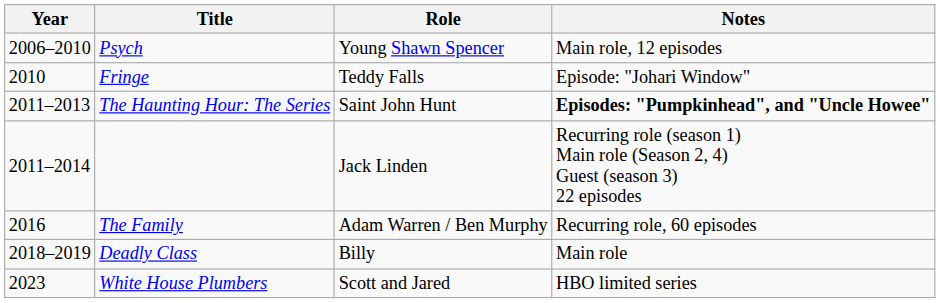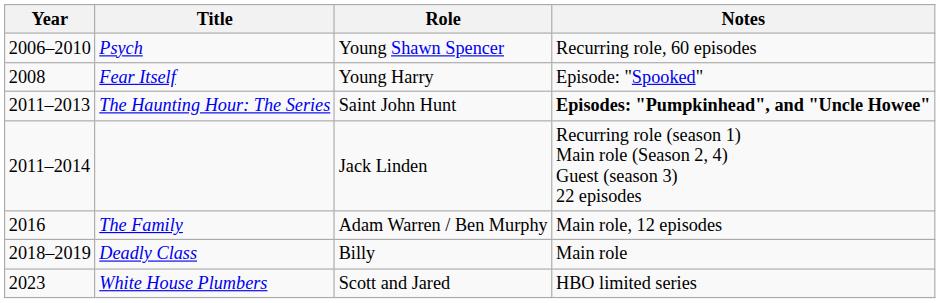(639, 47) Main role, 12 episodes -> (656, 47) Recurring role, 60 episodes
+ row: (138, 76)
- row: (124, 76)
(656, 225) Recurring role, 60 episodes -> (639, 225) Main role, 12 episodes
